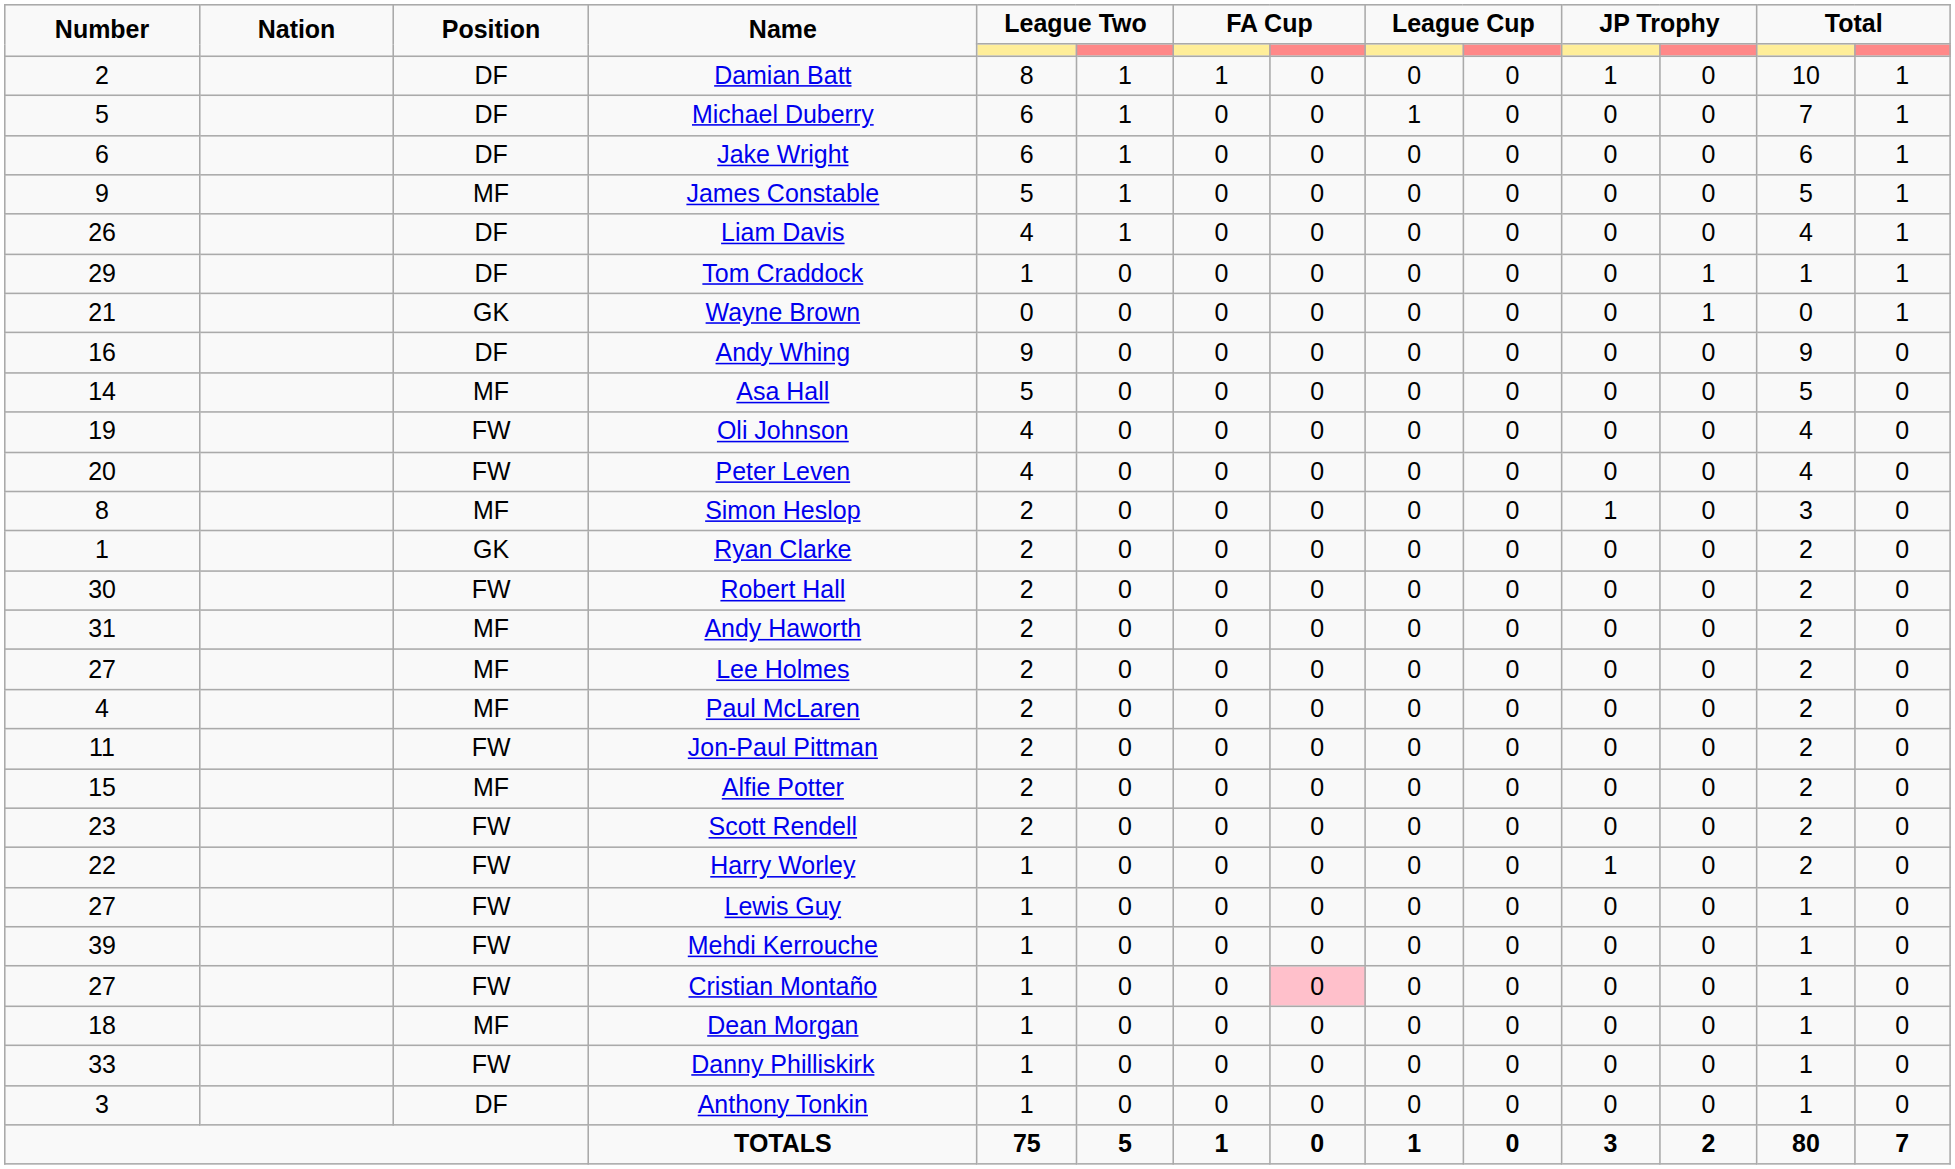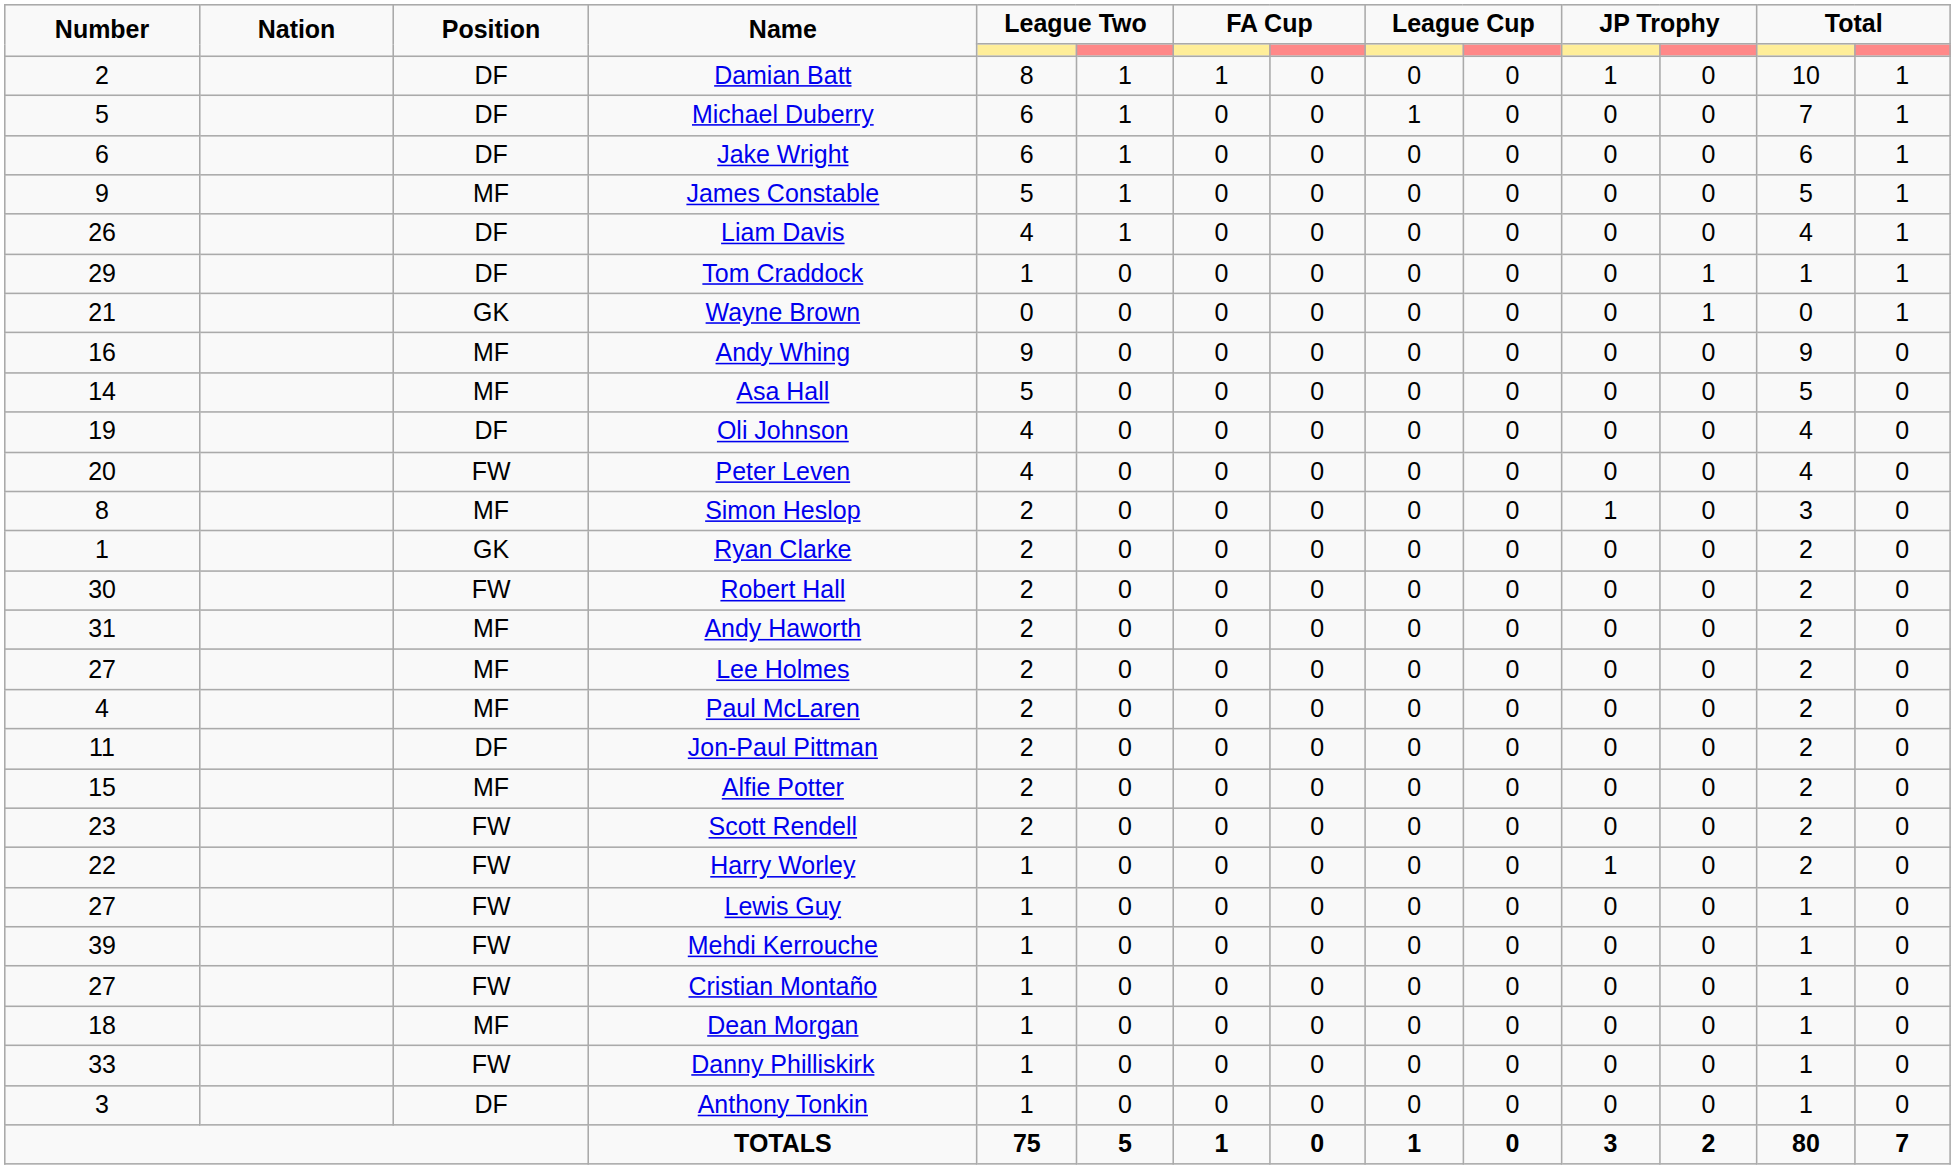(491, 352) DF -> (491, 352) MF
(491, 431) FW -> (491, 431) DF
(491, 748) FW -> (491, 748) DF
(1317, 985) pink background -> (1317, 985) no background
